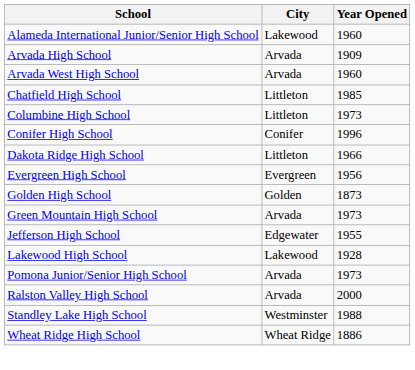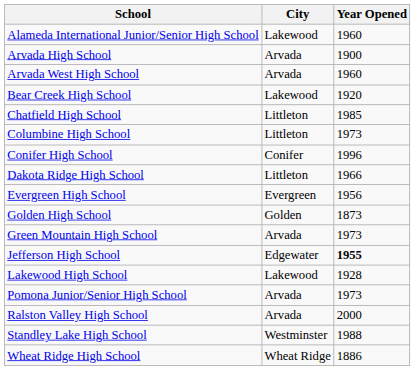(349, 54) 1909 -> (349, 54) 1900
+ row: (69, 94)
(349, 235) normal -> (349, 255) bold
